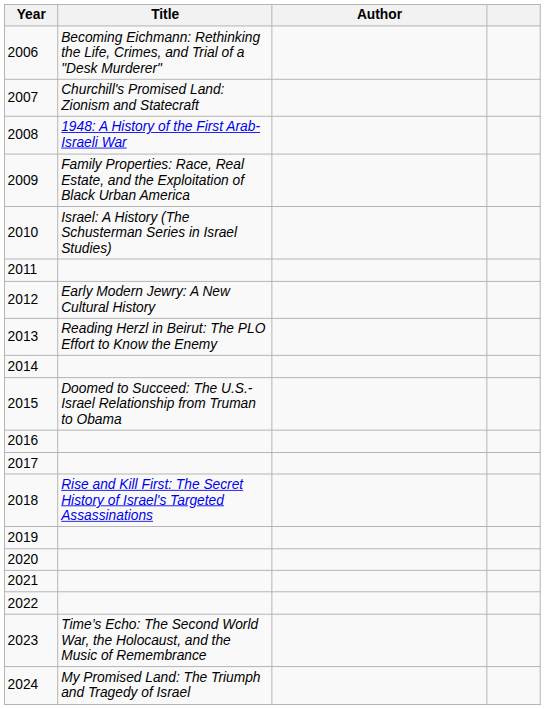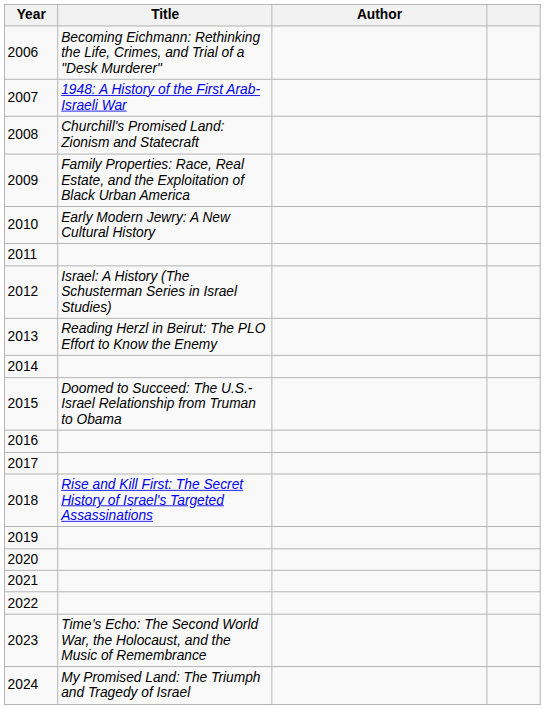(143, 97) Churchill's Promised Land: Zionism and Statecraft -> (161, 97) 1948: A History of the First Arab-Israeli War
(161, 135) 1948: A History of the First Arab-Israeli War -> (143, 135) Churchill's Promised Land: Zionism and Statecraft
(149, 232) Israel: A History (The Schusterman Series in Israel Studies) -> (146, 225) Early Modern Jewry: A New Cultural History
(146, 299) Early Modern Jewry: A New Cultural History -> (149, 292) Israel: A History (The Schusterman Series in Israel Studies)
